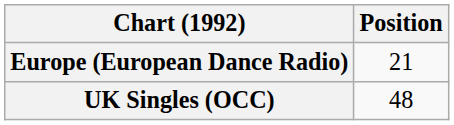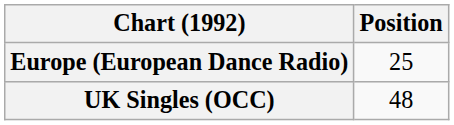(401, 61) 21 -> (401, 61) 25
